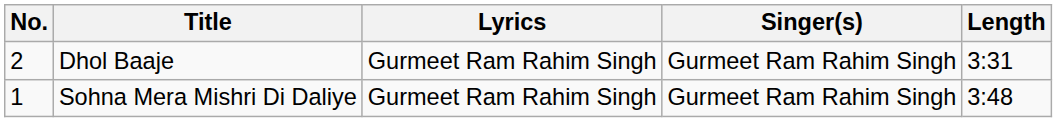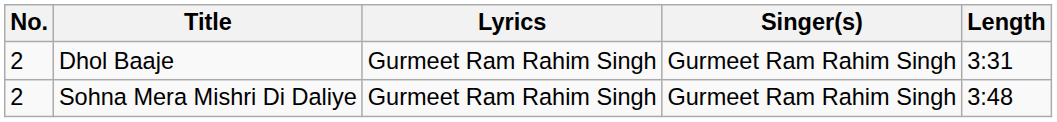(17, 97) 1 -> (17, 97) 2
